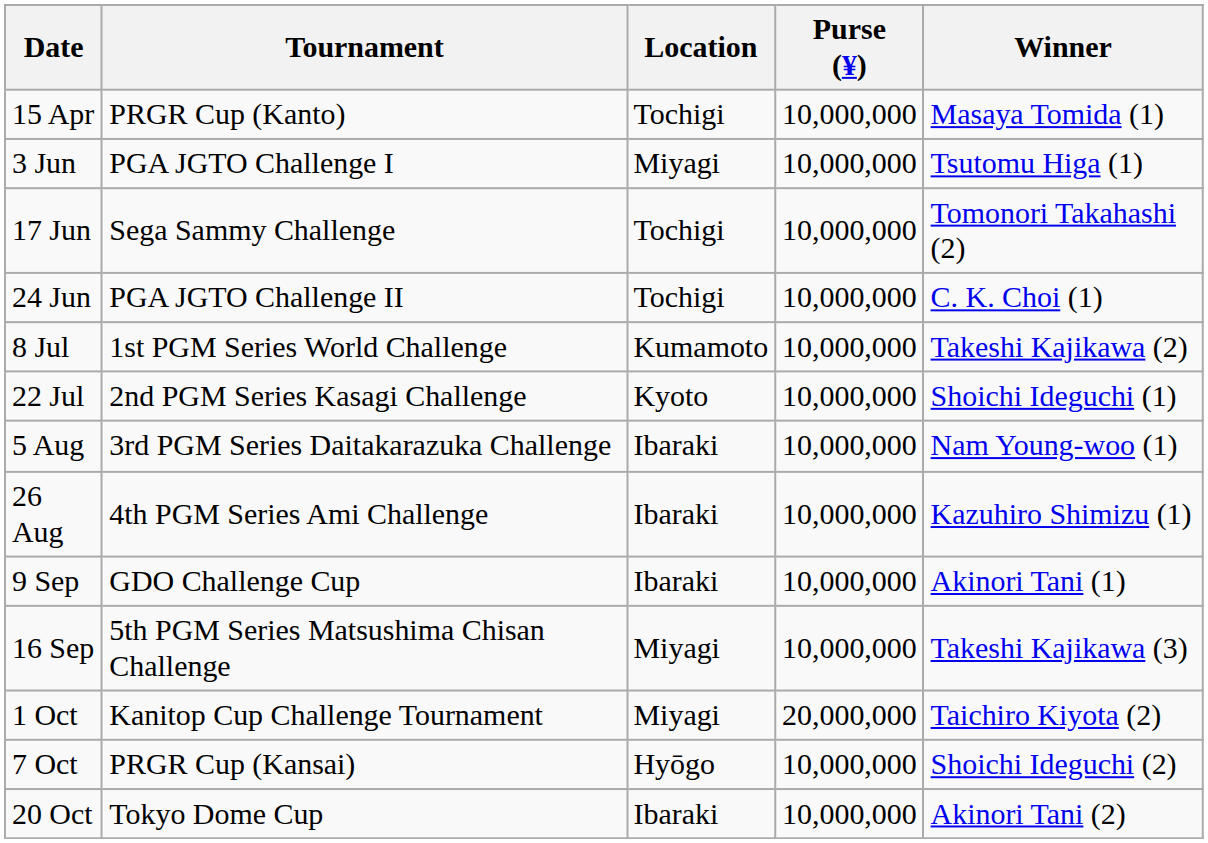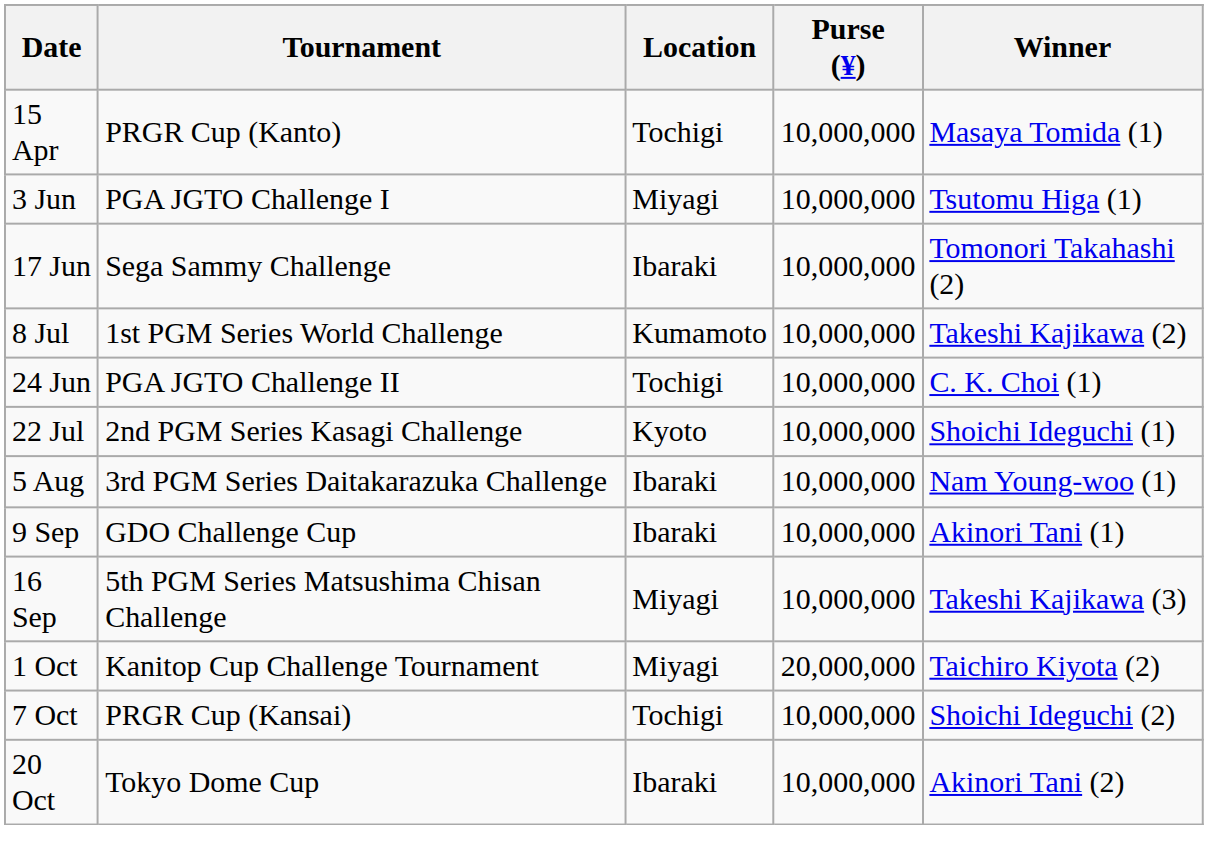(679, 230) Tochigi -> (675, 266) Ibaraki
rows swapped: (51, 297) <-> (41, 347)
- row: (38, 513)
(674, 763) Hyōgo -> (678, 714) Tochigi
